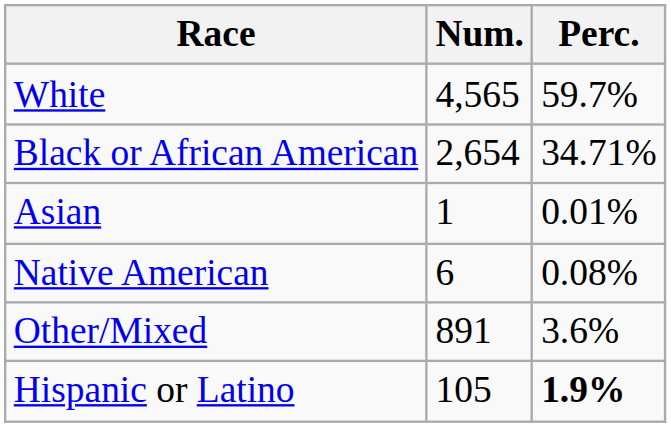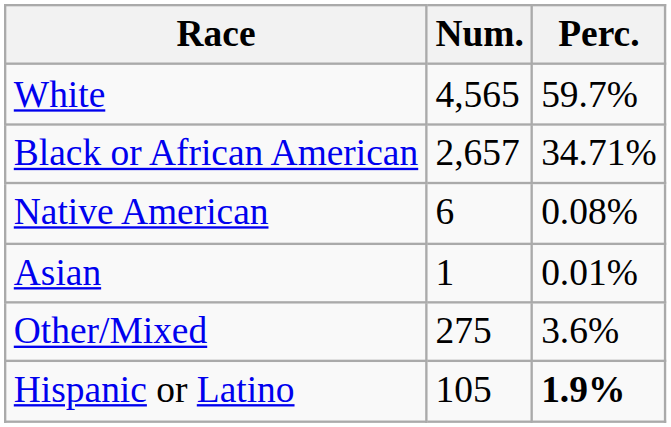(478, 152) 2,654 -> (478, 152) 2,657
rows swapped: (141, 271) <-> (57, 212)
(464, 331) 891 -> (464, 331) 275
